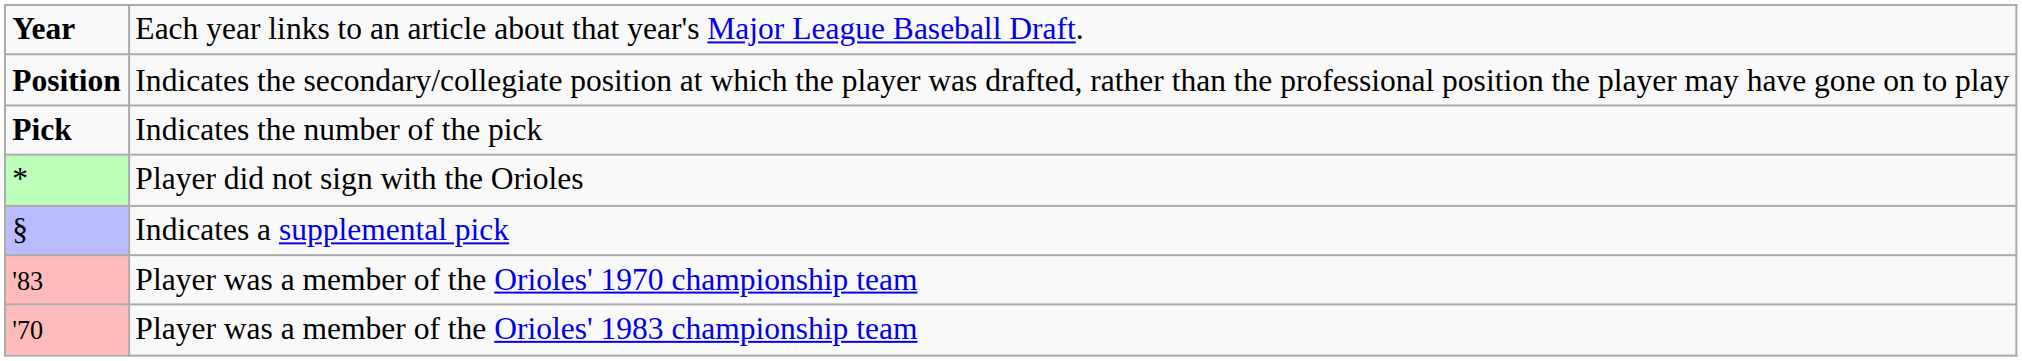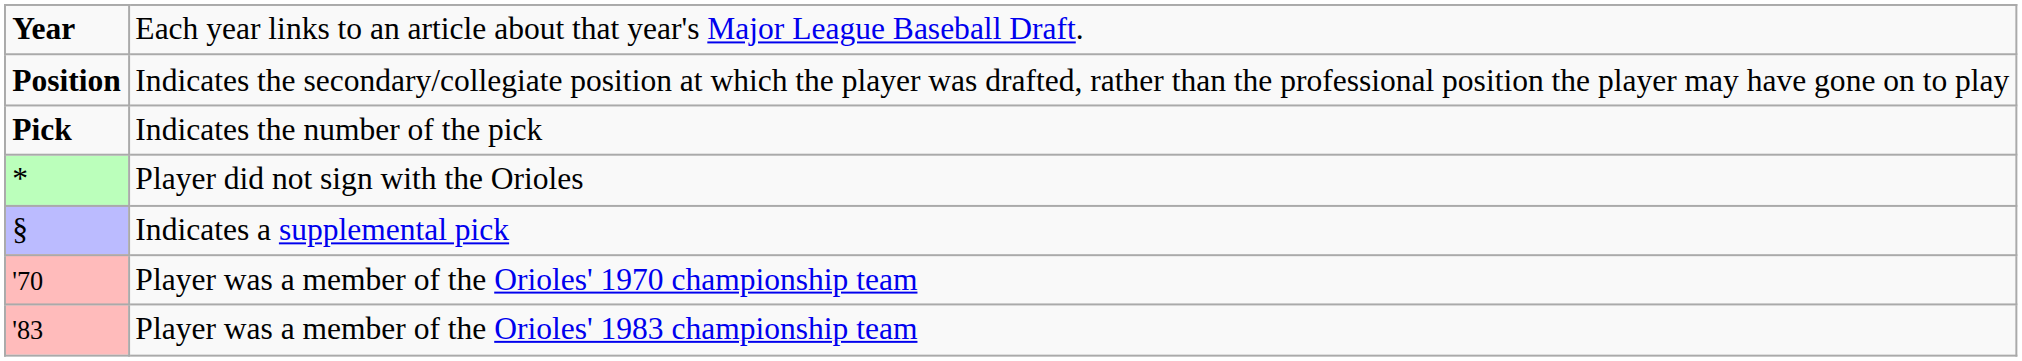(28, 281) '83 -> (28, 281) '70
(28, 331) '70 -> (28, 331) '83
